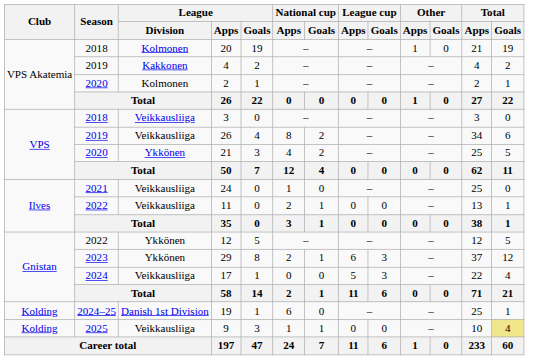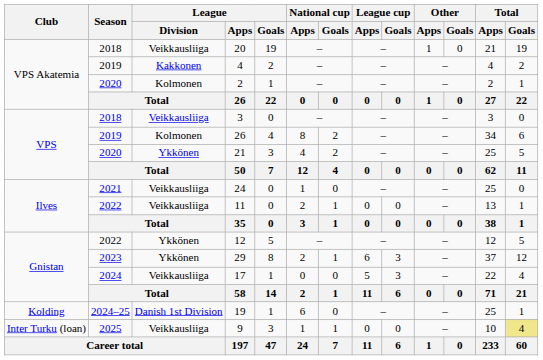(165, 48) Kolmonen -> (179, 48) Veikkausliiga
(165, 135) Veikkausliiga -> (179, 135) Kolmonen
(40, 328) Kolding -> (46, 328) Inter Turku (loan)
